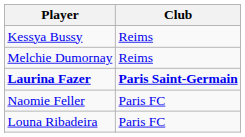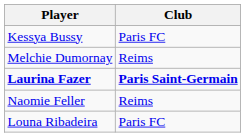(136, 36) Reims -> (142, 36) Paris FC
(142, 100) Paris FC -> (136, 100) Reims
